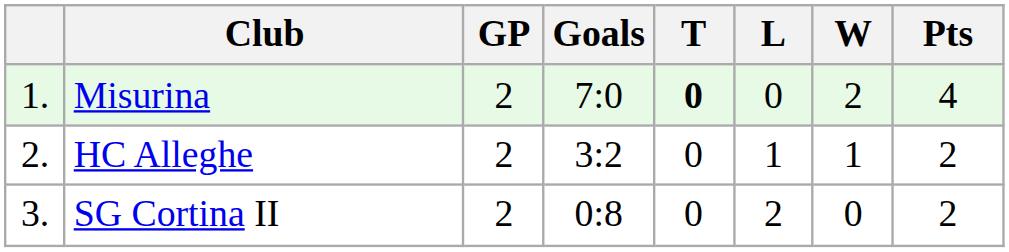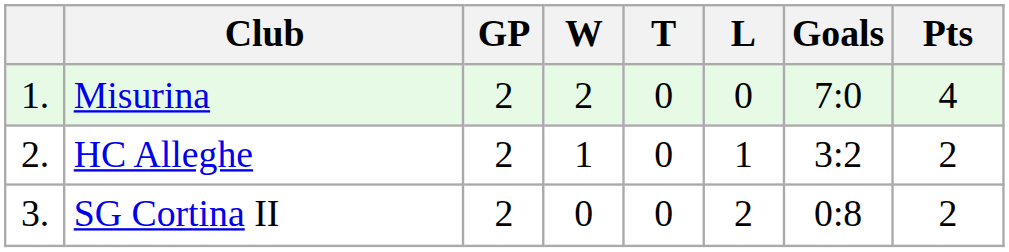columns swapped: (853, 34) <-> (599, 34)
(694, 94) bold -> (664, 94) normal
